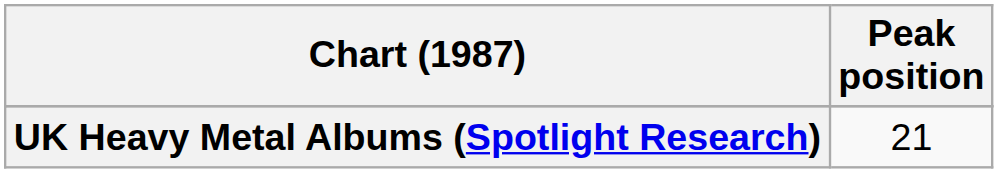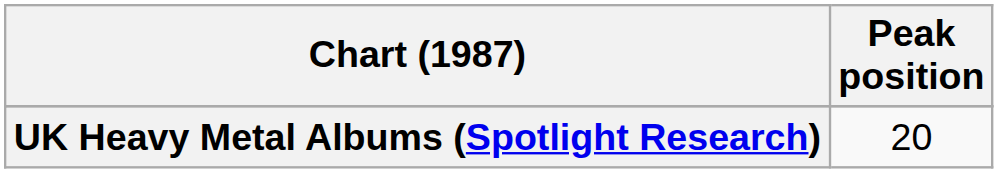(911, 136) 21 -> (911, 136) 20
